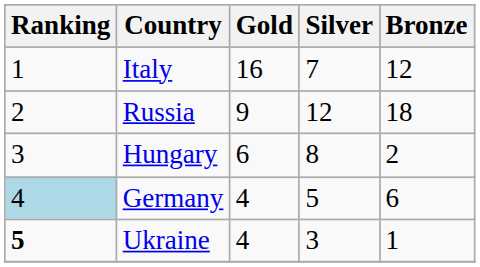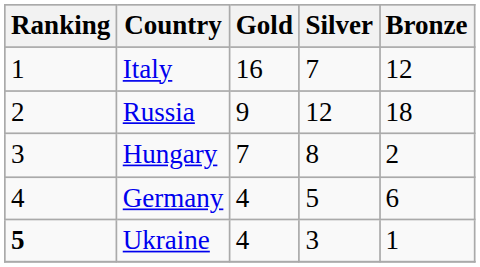(243, 154) 6 -> (243, 154) 7
(18, 197) lightblue background -> (18, 197) no background
